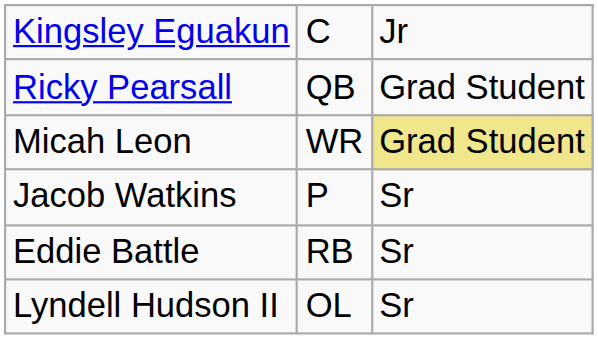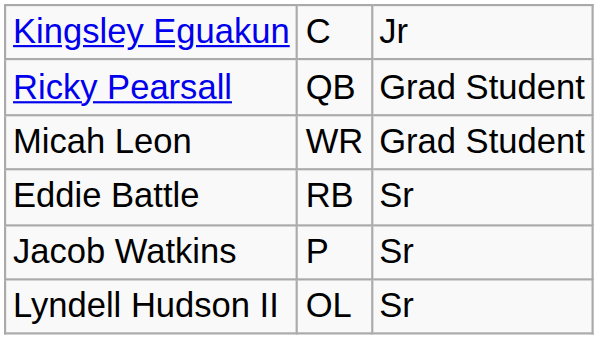(482, 141) khaki background -> (482, 141) no background
rows swapped: (106, 251) <-> (125, 196)
